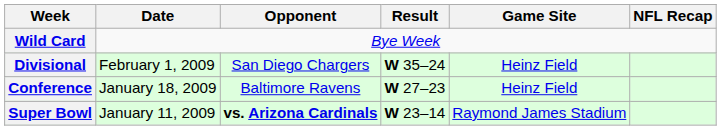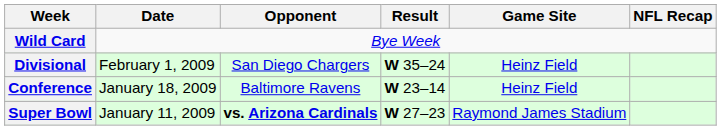(415, 88) W 27–23 -> (415, 88) W 23–14
(415, 112) W 23–14 -> (415, 112) W 27–23
